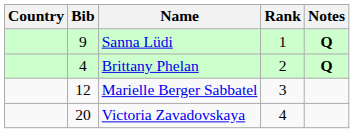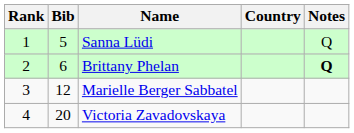columns swapped: (283, 16) <-> (36, 16)
(83, 41) 9 -> (63, 41) 5
(327, 41) bold -> (327, 41) normal
(83, 66) 4 -> (63, 66) 6
